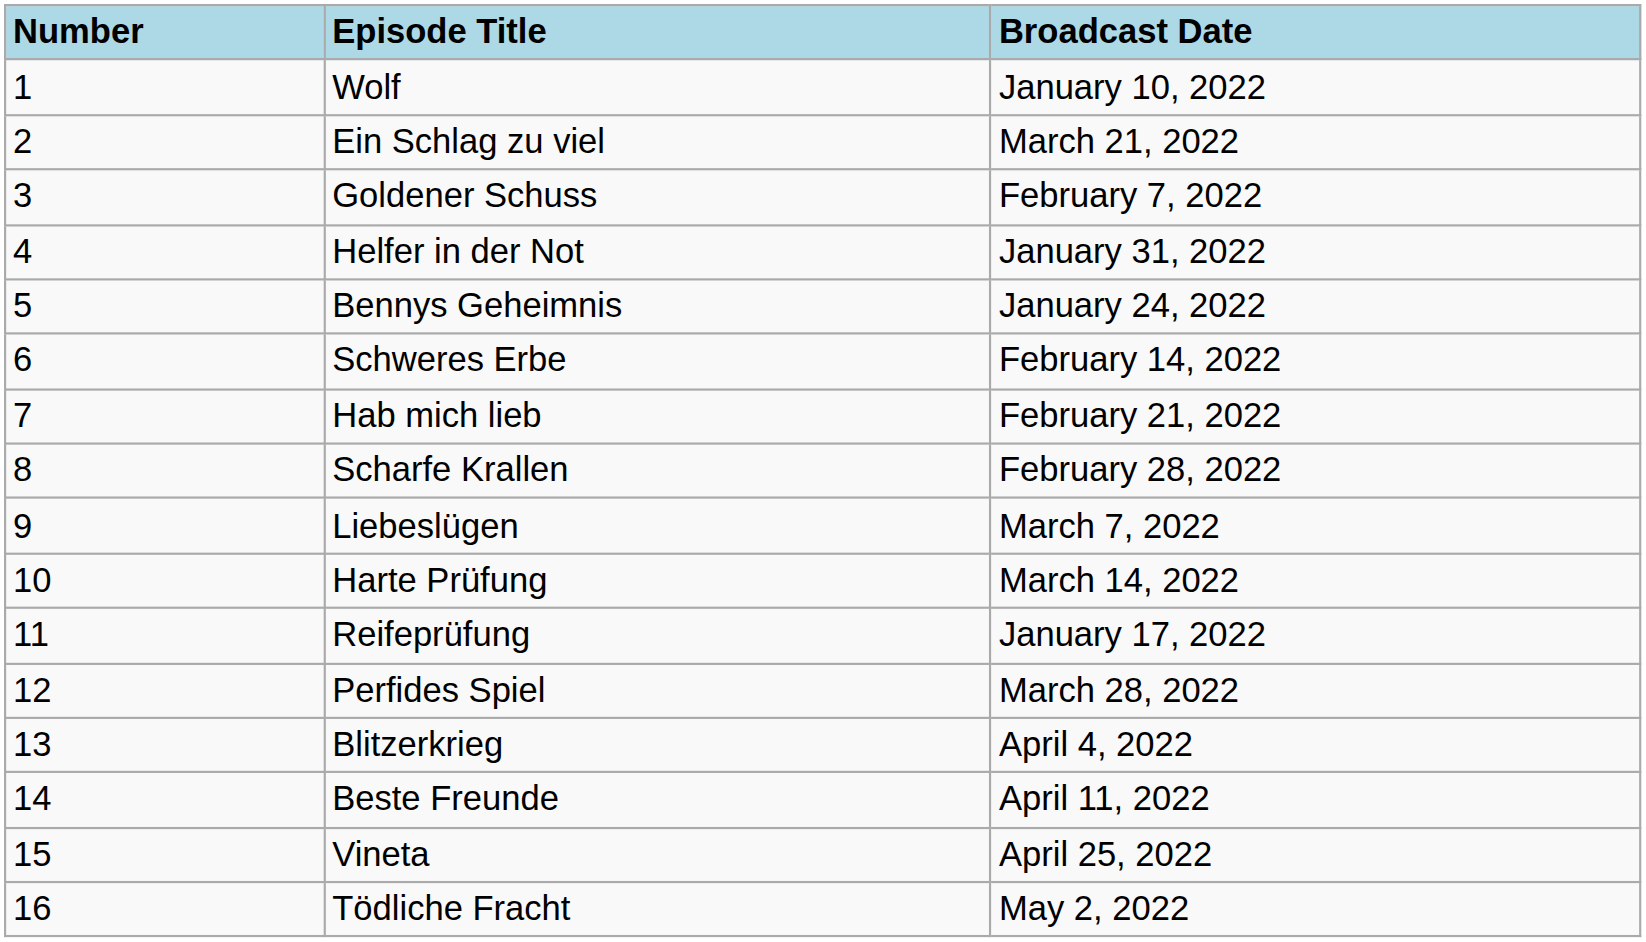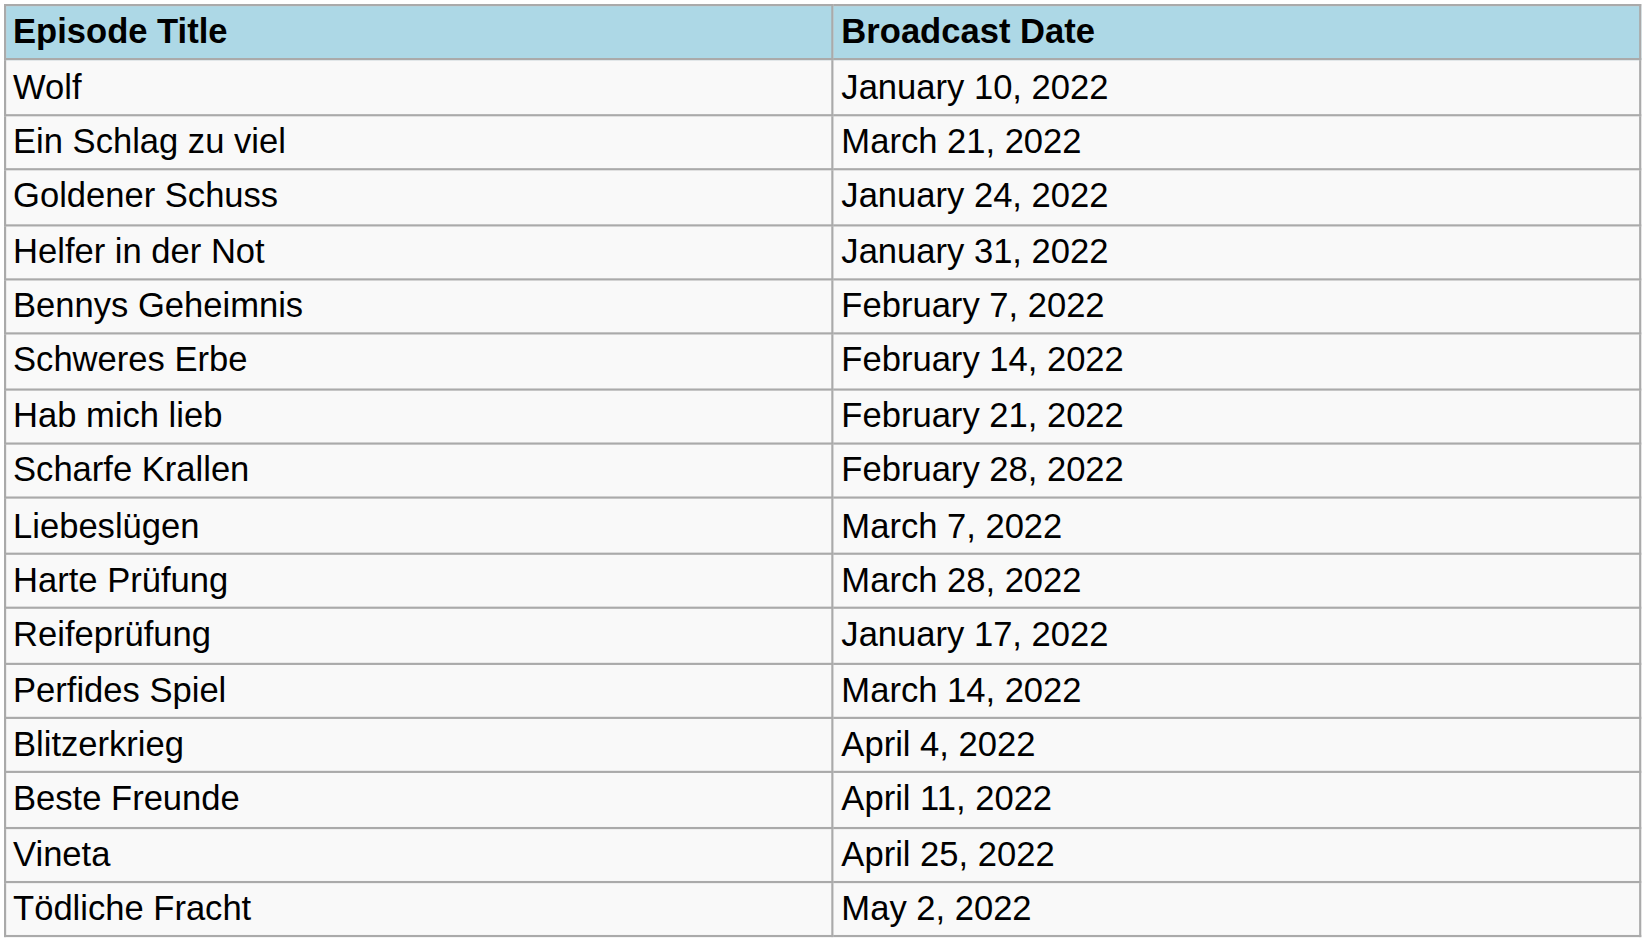- column: (78, 31)
(1131, 196) February 7, 2022 -> (975, 196) January 24, 2022
(1132, 305) January 24, 2022 -> (973, 305) February 7, 2022
(1119, 580) March 14, 2022 -> (961, 580) March 28, 2022
(1119, 689) March 28, 2022 -> (961, 689) March 14, 2022
